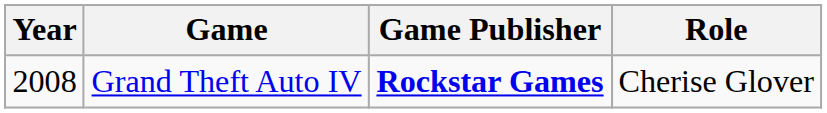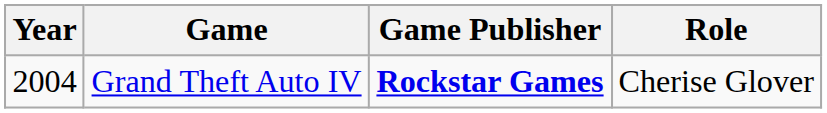(45, 81) 2008 -> (45, 81) 2004
